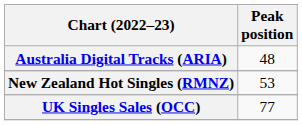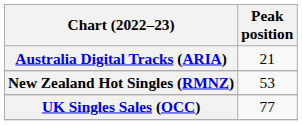(267, 58) 48 -> (267, 58) 21
